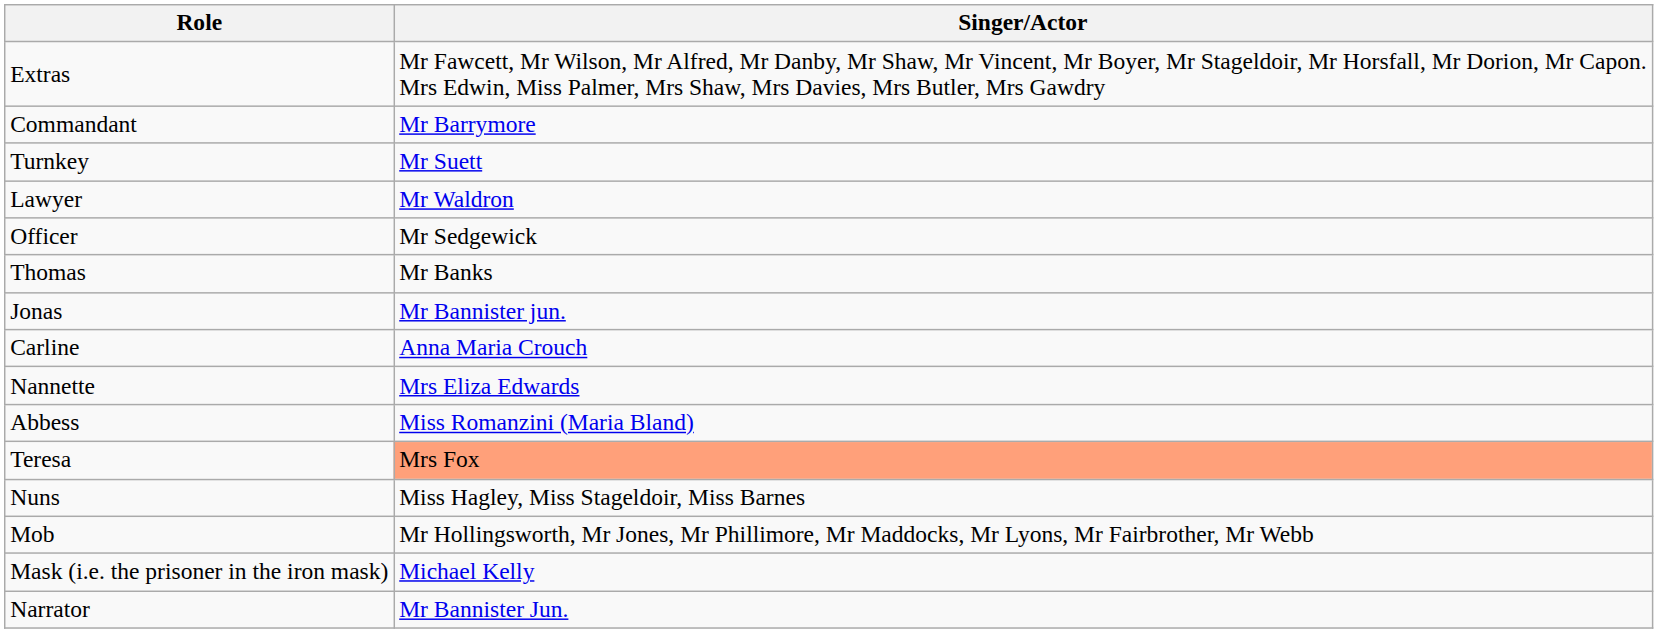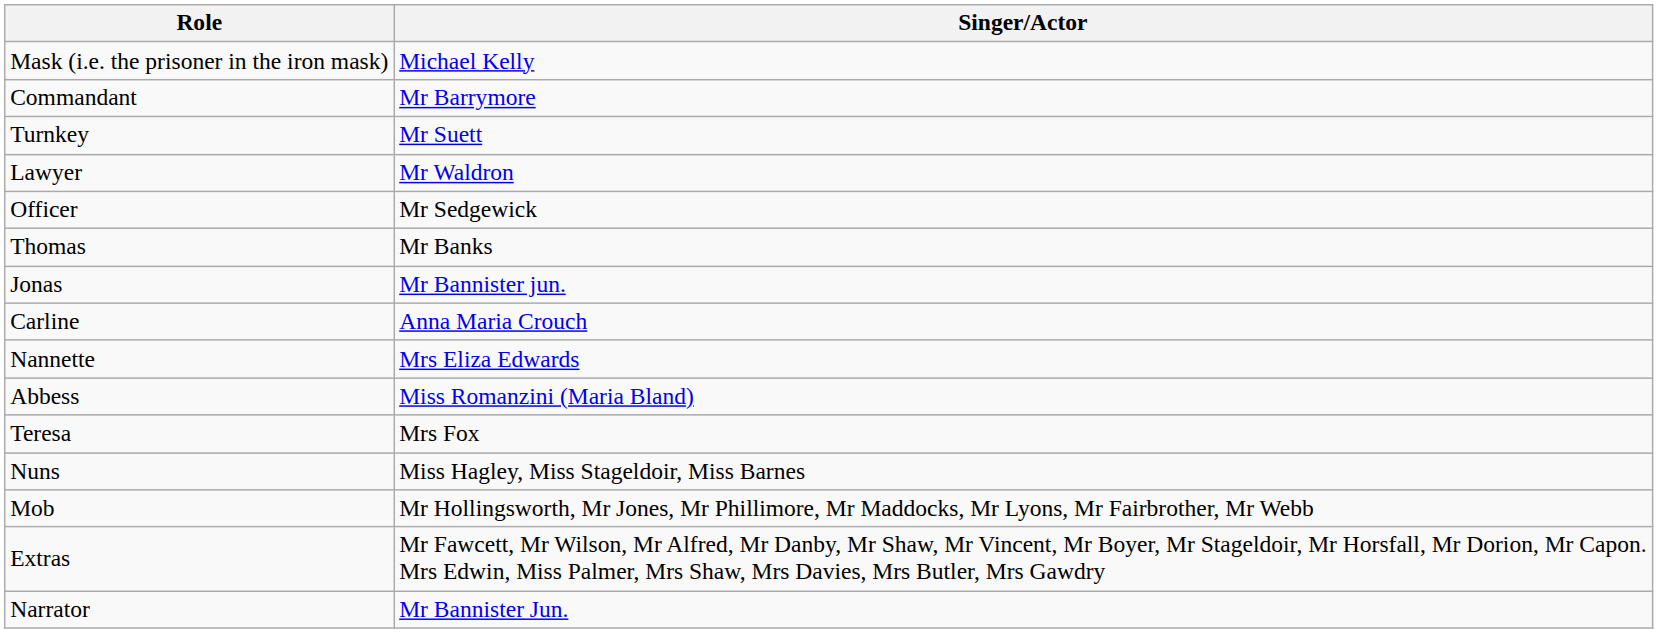rows swapped: (199, 571) <-> (40, 73)
(439, 459) lightsalmon background -> (439, 433) no background
